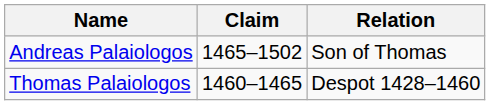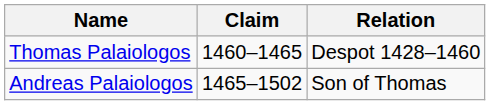rows swapped: (100, 83) <-> (101, 52)
